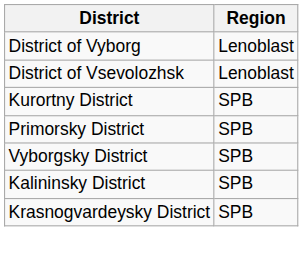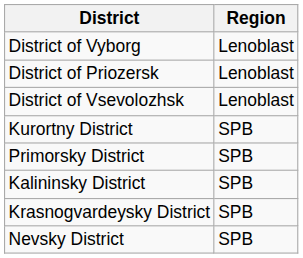+ row: (84, 73)
- row: (78, 156)
+ row: (66, 239)
